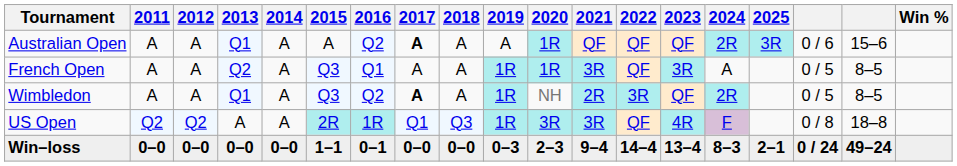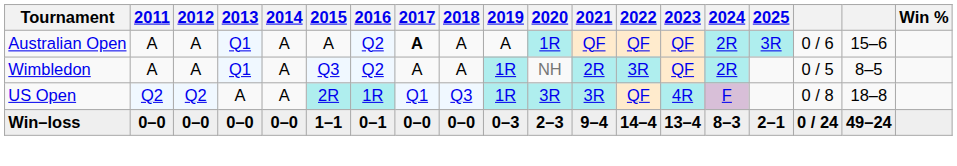- row: (56, 69)
(417, 95) bold -> (417, 69) normal
